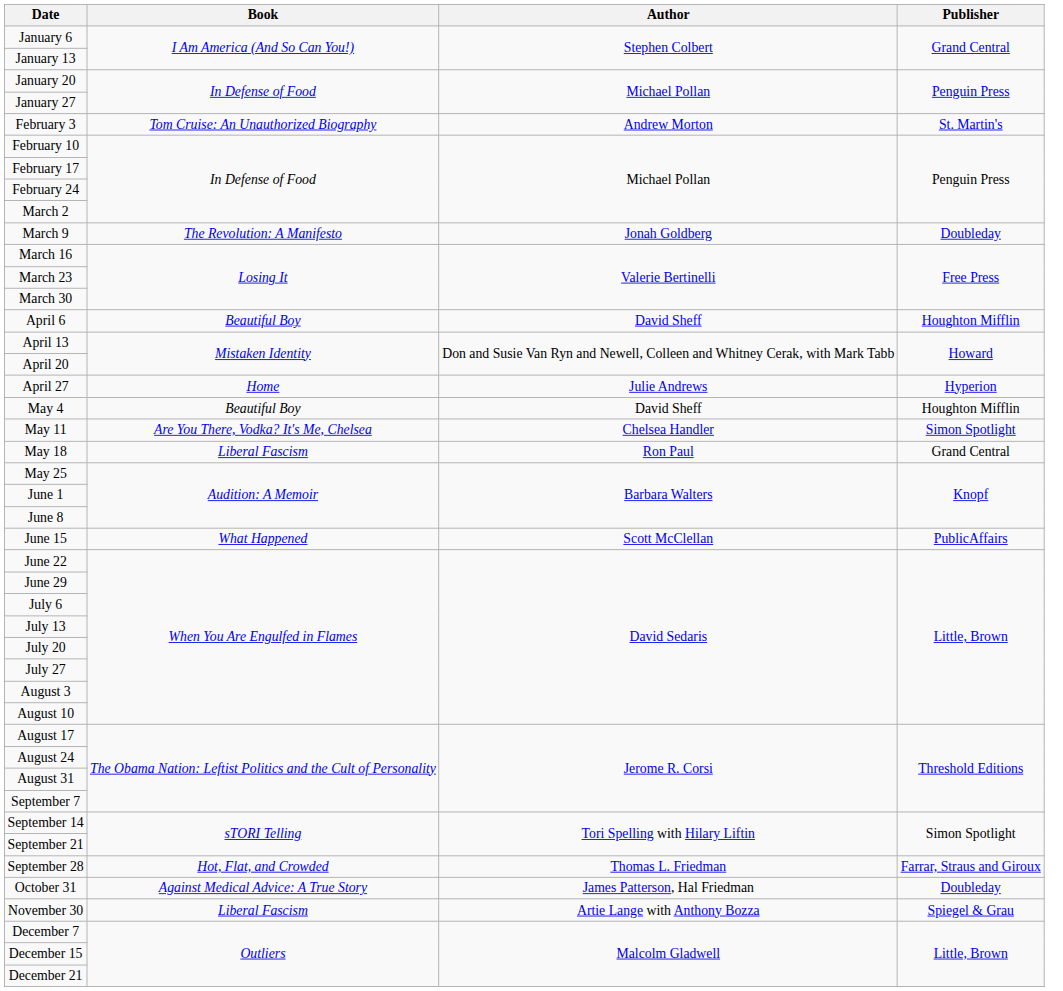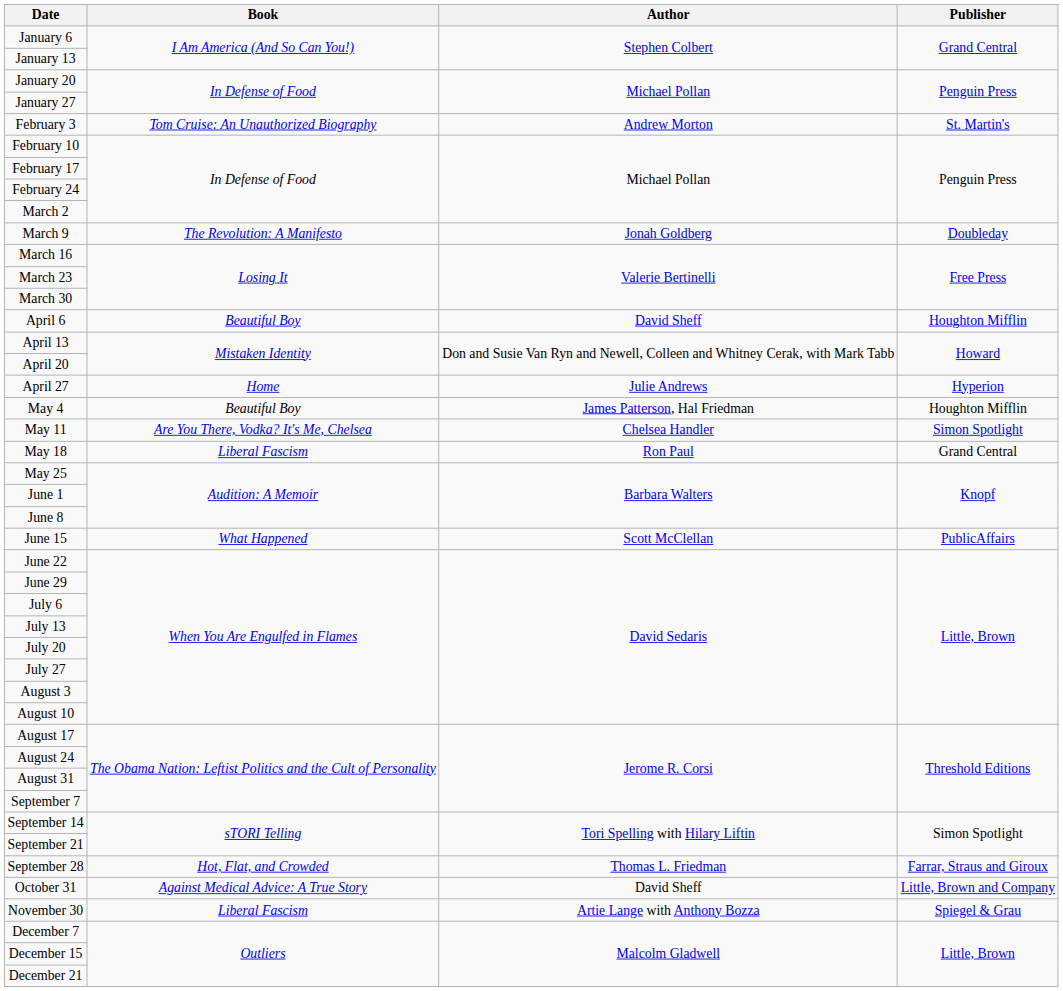(668, 408) David Sheff -> (668, 408) James Patterson, Hal Friedman
(668, 888) James Patterson, Hal Friedman -> (668, 888) David Sheff
(971, 888) Doubleday -> (978, 888) Little, Brown and Company
